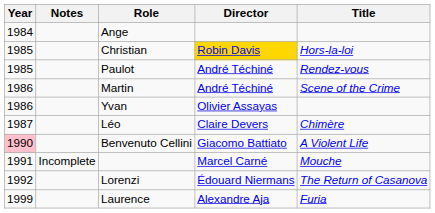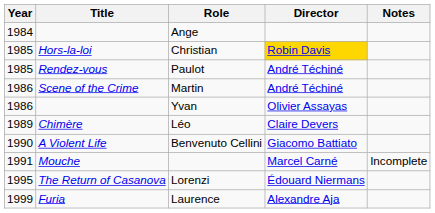columns swapped: (364, 13) <-> (67, 13)
(20, 124) 1987 -> (20, 124) 1989
(20, 143) pink background -> (20, 143) no background
(20, 180) 1992 -> (20, 180) 1995
